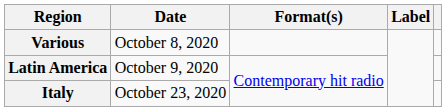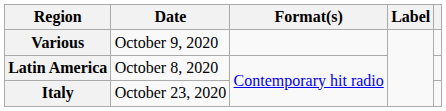(166, 42) October 8, 2020 -> (166, 42) October 9, 2020
(166, 67) October 9, 2020 -> (166, 67) October 8, 2020
